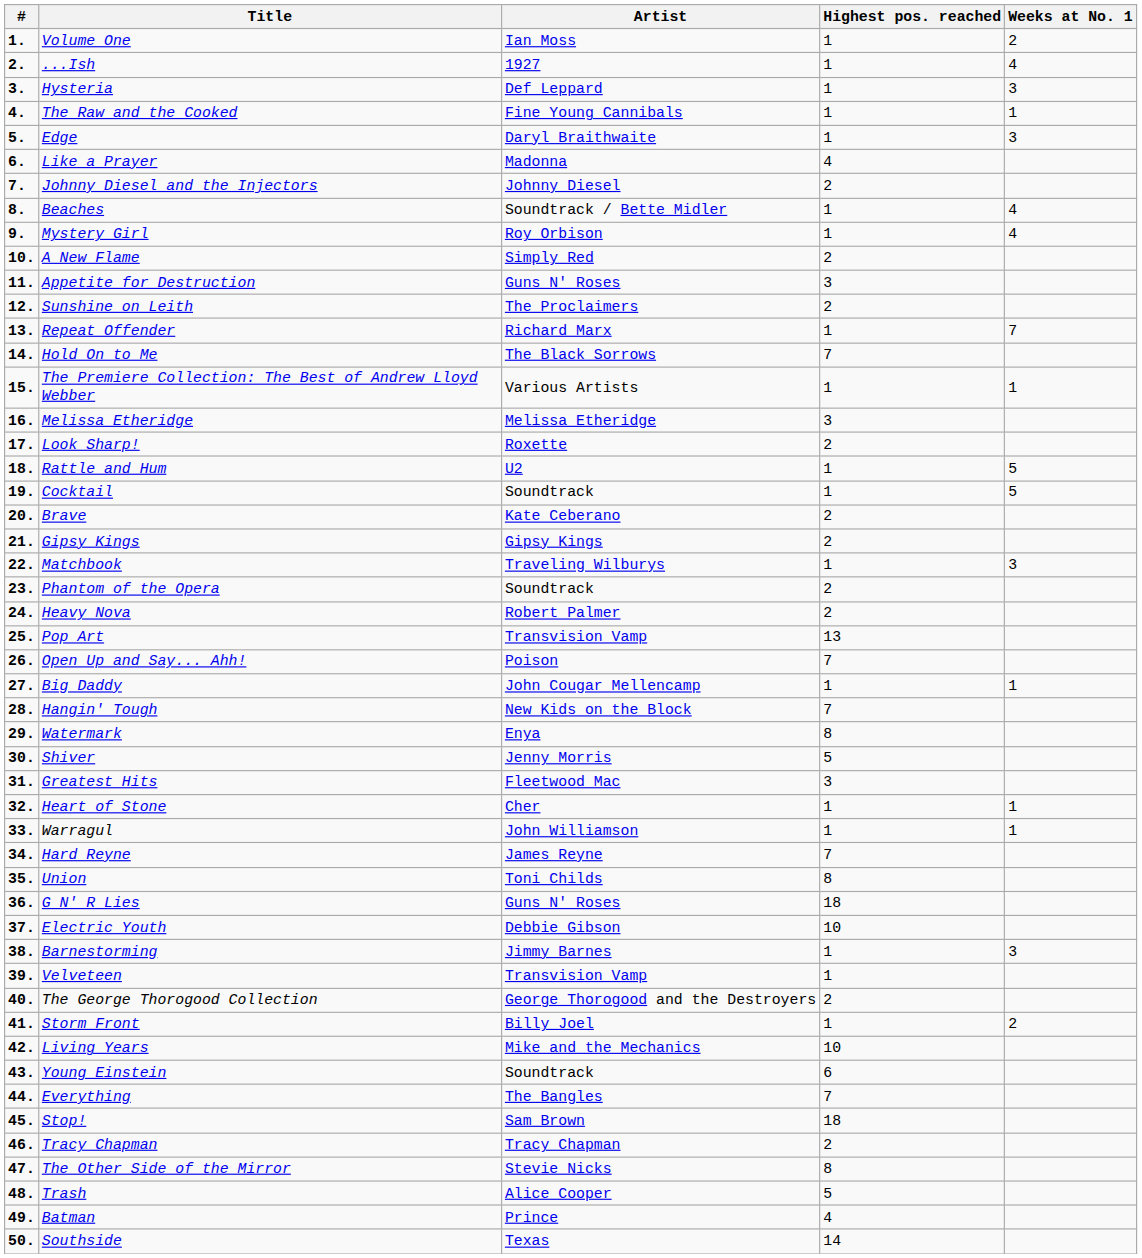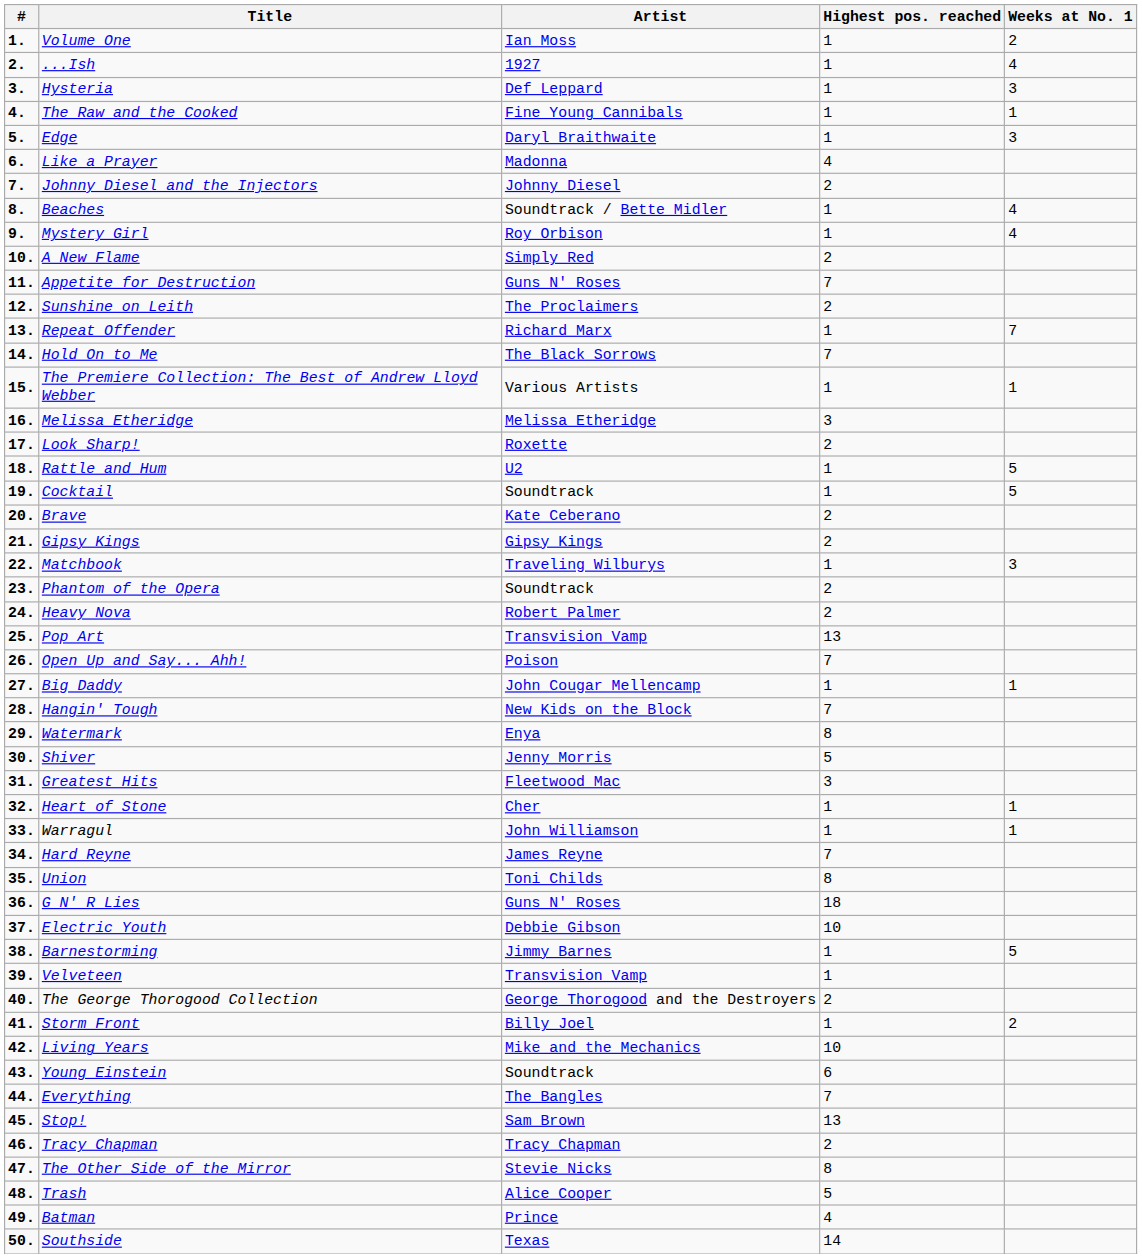(828, 282) 3 -> (828, 282) 7
(1013, 952) 3 -> (1013, 952) 5
(832, 1121) 18 -> (832, 1121) 13
